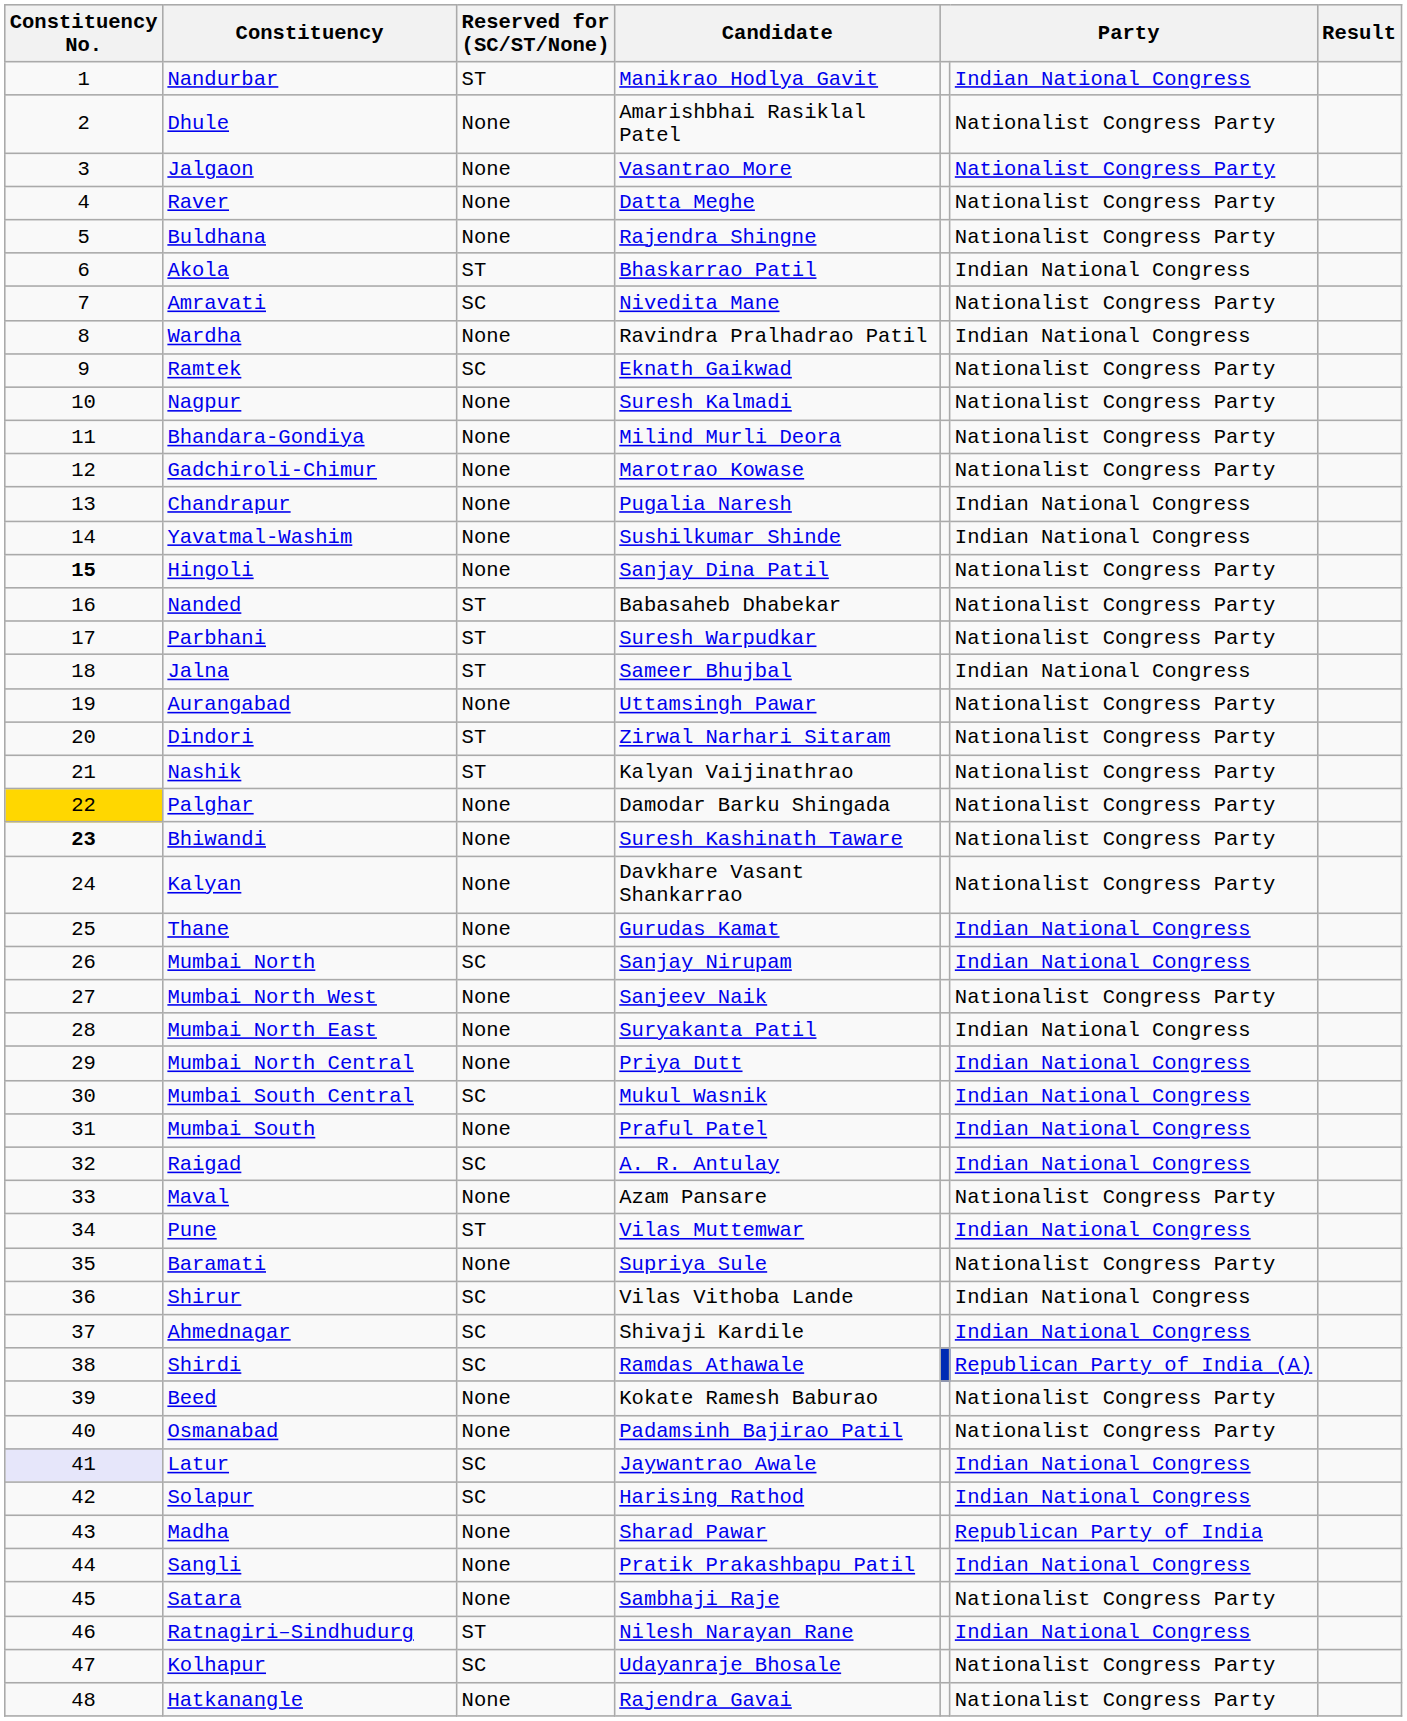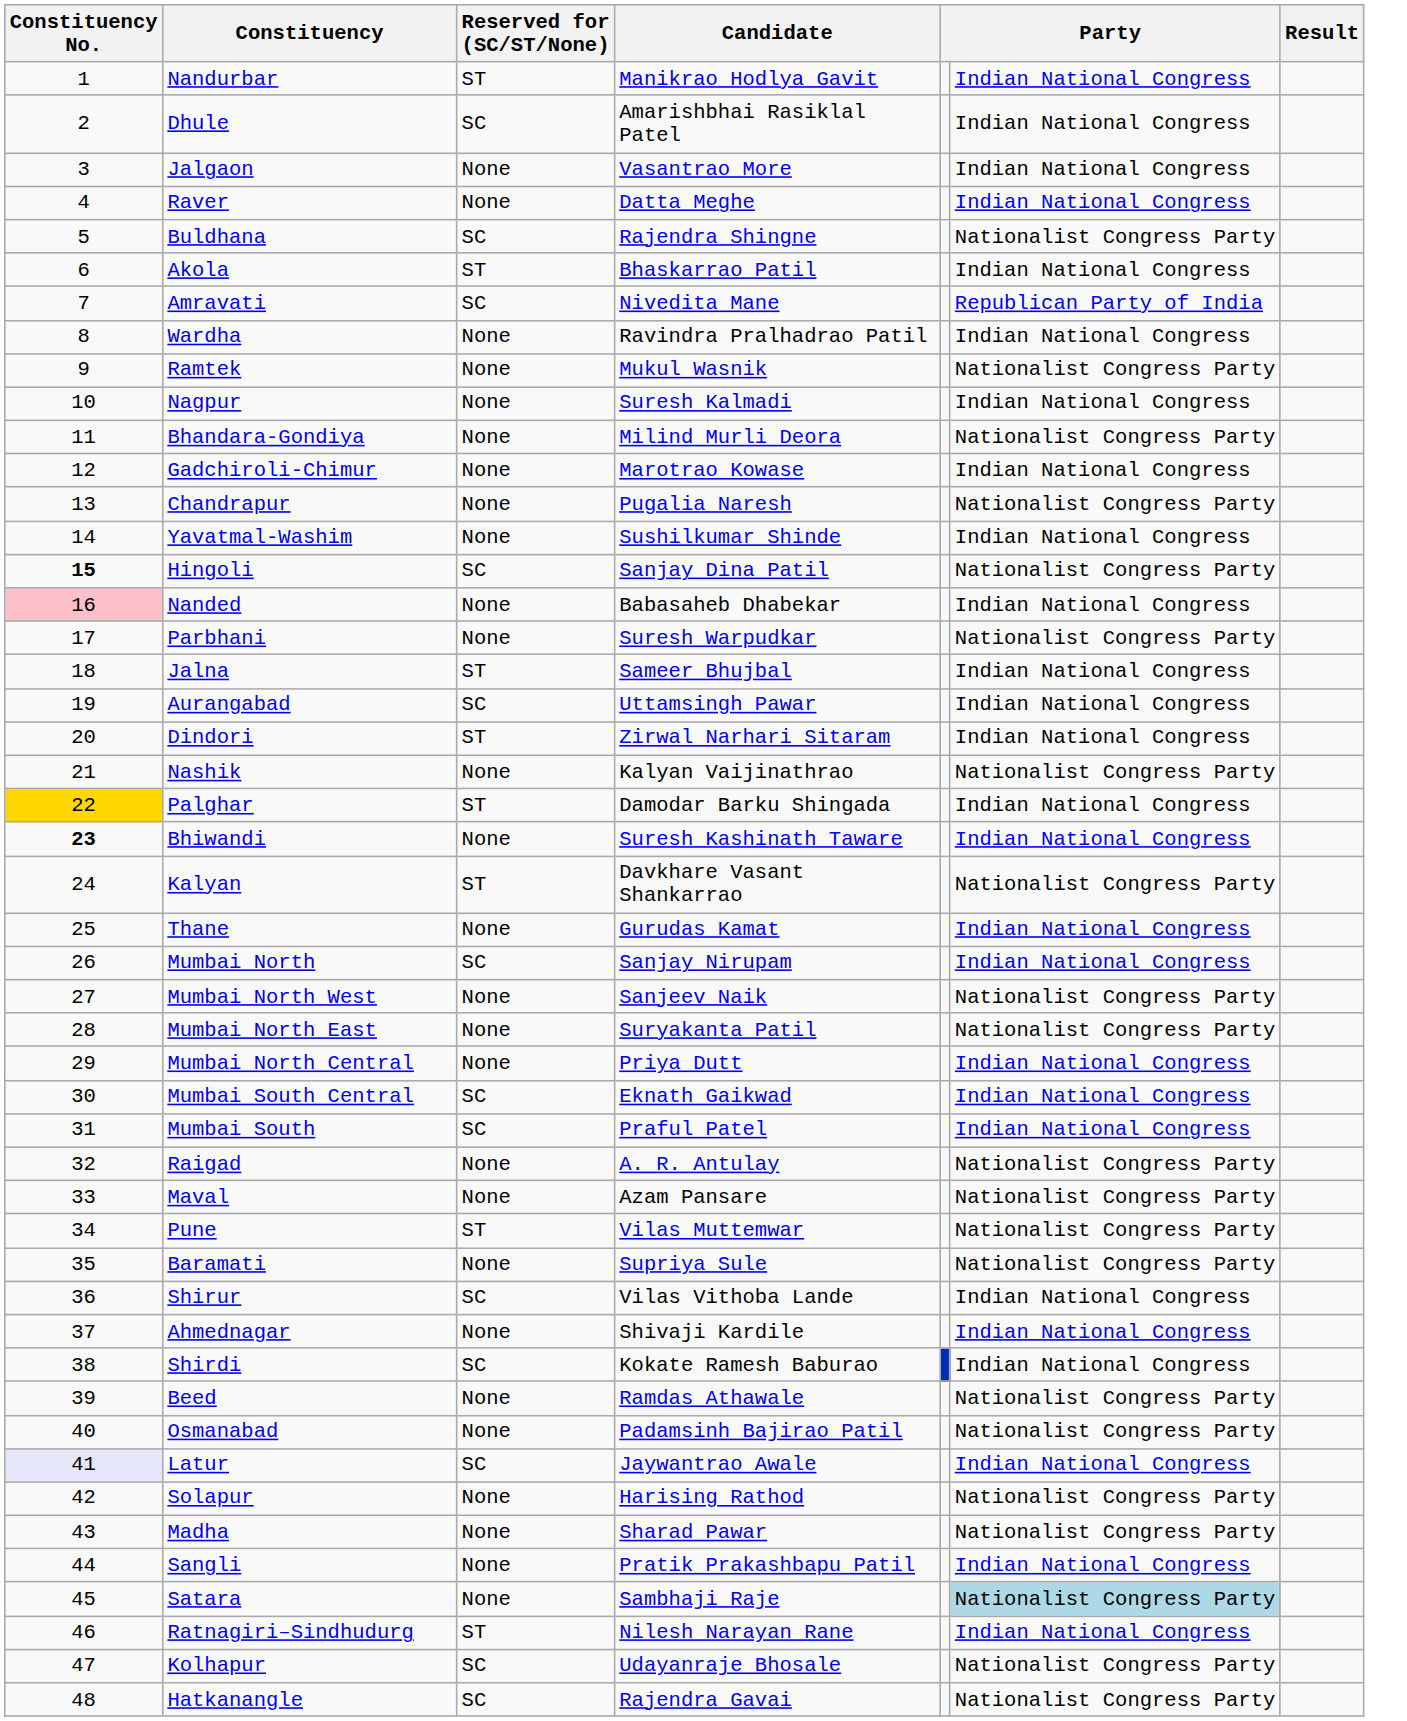(486, 124) None -> (474, 124) SC
(1115, 124) Nationalist Congress Party -> (1103, 124) Indian National Congress
(1115, 169) Nationalist Congress Party -> (1103, 169) Indian National Congress
(1115, 203) Nationalist Congress Party -> (1103, 203) Indian National Congress
(486, 236) None -> (474, 236) SC
(1115, 303) Nationalist Congress Party -> (1109, 303) Republican Party of India
(474, 370) SC -> (486, 370) None
(706, 370) Eknath Gaikwad -> (693, 370) Mukul Wasnik
(1115, 404) Nationalist Congress Party -> (1103, 404) Indian National Congress
(1115, 471) Nationalist Congress Party -> (1103, 471) Indian National Congress
(1103, 504) Indian National Congress -> (1115, 504) Nationalist Congress Party
(486, 571) None -> (474, 571) SC
(84, 605) no background -> (84, 605) pink background
(474, 605) ST -> (486, 605) None
(1115, 605) Nationalist Congress Party -> (1103, 605) Indian National Congress
(474, 638) ST -> (486, 638) None
(486, 705) None -> (474, 705) SC
(1115, 705) Nationalist Congress Party -> (1103, 705) Indian National Congress
(1115, 738) Nationalist Congress Party -> (1103, 738) Indian National Congress
(474, 772) ST -> (486, 772) None
(486, 805) None -> (474, 805) ST
(1115, 805) Nationalist Congress Party -> (1103, 805) Indian National Congress
(1115, 839) Nationalist Congress Party -> (1103, 839) Indian National Congress
(486, 884) None -> (474, 884) ST
(1103, 1030) Indian National Congress -> (1115, 1030) Nationalist Congress Party
(693, 1097) Mukul Wasnik -> (706, 1097) Eknath Gaikwad
(486, 1130) None -> (474, 1130) SC
(474, 1164) SC -> (486, 1164) None
(1103, 1164) Indian National Congress -> (1115, 1164) Nationalist Congress Party
(1103, 1231) Indian National Congress -> (1115, 1231) Nationalist Congress Party
(474, 1331) SC -> (486, 1331) None
(712, 1365) Ramdas Athawale -> (749, 1365) Kokate Ramesh Baburao
(1134, 1365) Republican Party of India (A) -> (1103, 1365) Indian National Congress
(749, 1398) Kokate Ramesh Baburao -> (712, 1398) Ramdas Athawale
(474, 1499) SC -> (486, 1499) None
(1103, 1499) Indian National Congress -> (1115, 1499) Nationalist Congress Party
(1109, 1532) Republican Party of India -> (1115, 1532) Nationalist Congress Party
(1115, 1599) no background -> (1115, 1599) lightblue background
(486, 1699) None -> (474, 1699) SC
